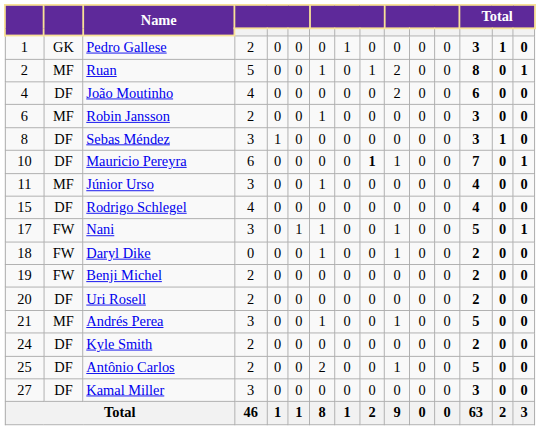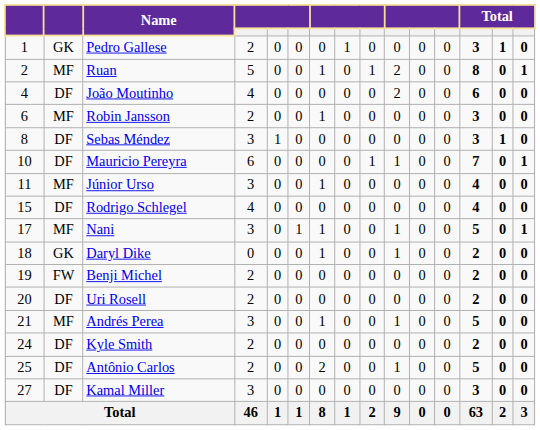(372, 161) bold -> (372, 161) normal
(63, 230) FW -> (63, 230) MF
(63, 253) FW -> (63, 253) GK
